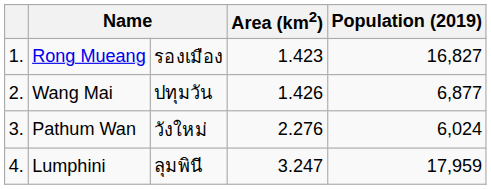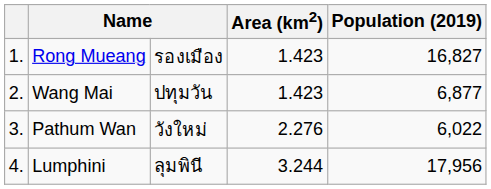(300, 92) 1.426 -> (300, 92) 1.423
(460, 129) 6,024 -> (460, 129) 6,022
(300, 166) 3.247 -> (300, 166) 3.244
(454, 166) 17,959 -> (454, 166) 17,956
